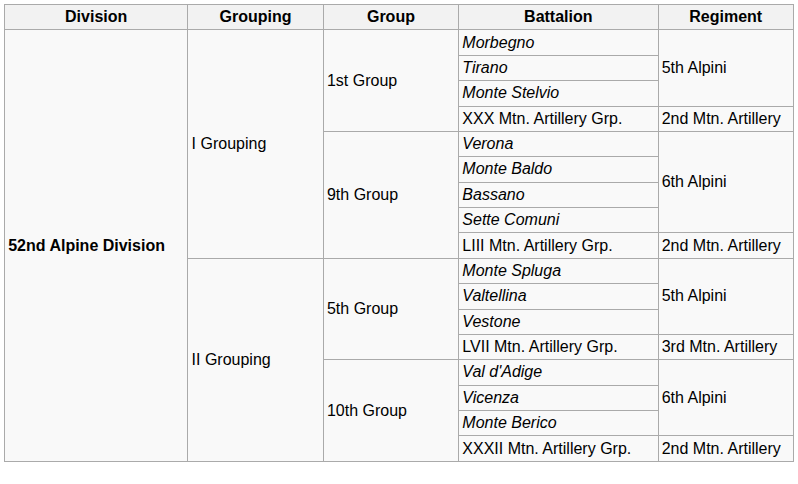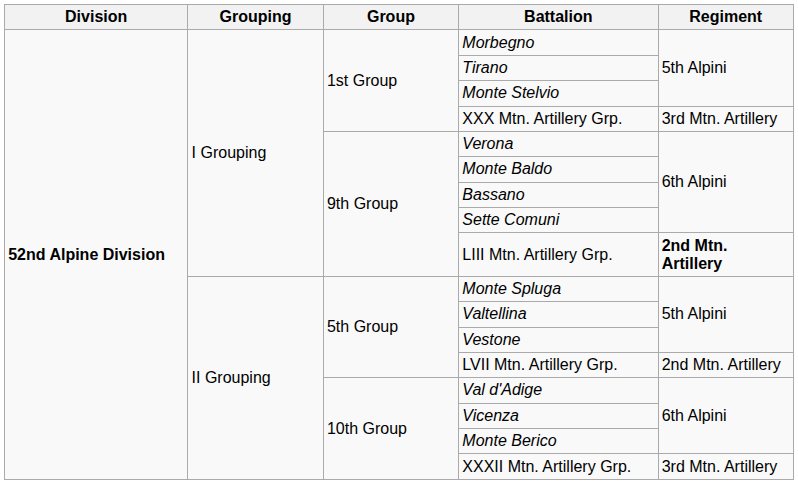(721, 118) 2nd Mtn. Artillery -> (719, 118) 3rd Mtn. Artillery
(721, 245) normal -> (695, 254) bold
(719, 347) 3rd Mtn. Artillery -> (721, 365) 2nd Mtn. Artillery
(721, 448) 2nd Mtn. Artillery -> (719, 466) 3rd Mtn. Artillery
